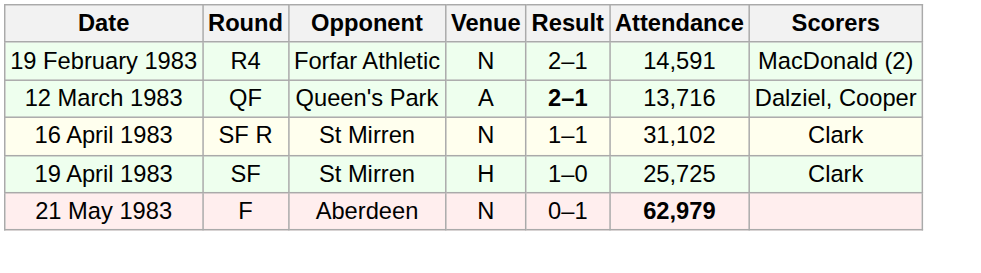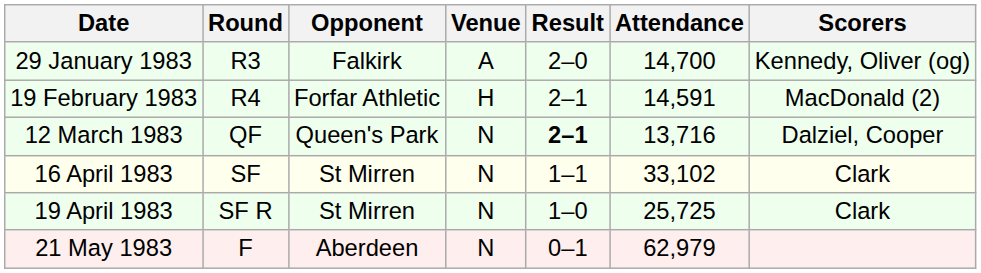+ row: (104, 60)
(486, 60) N -> (486, 98) H
(486, 98) A -> (486, 135) N
(246, 135) SF R -> (246, 173) SF
(679, 135) 31,102 -> (679, 173) 33,102
(246, 173) SF -> (246, 211) SF R
(486, 173) H -> (486, 211) N
(679, 211) bold -> (679, 248) normal
